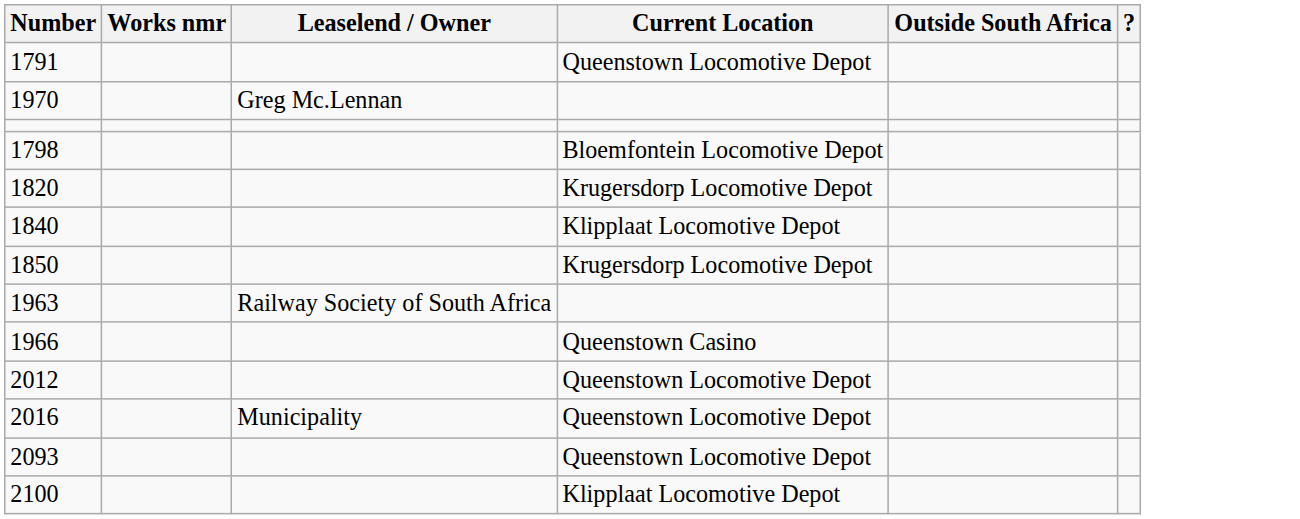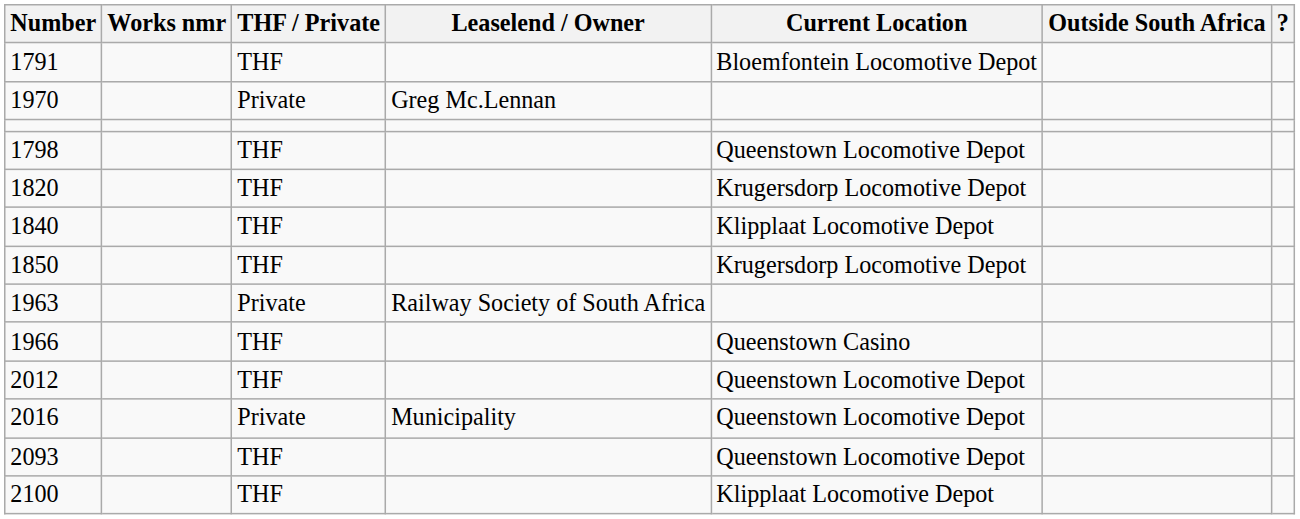+ column: (309, 23)
(717, 61) Queenstown Locomotive Depot -> (877, 61) Bloemfontein Locomotive Depot
(723, 149) Bloemfontein Locomotive Depot -> (871, 149) Queenstown Locomotive Depot
